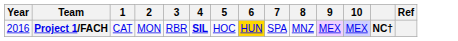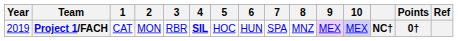+ column: (413, 12)
(18, 28) 2016 -> (18, 28) 2019
(251, 28) gold background -> (251, 28) no background
